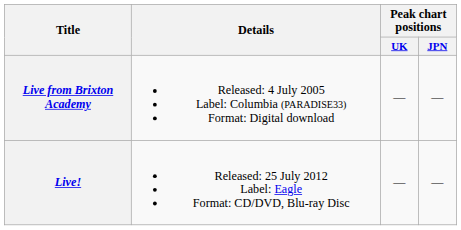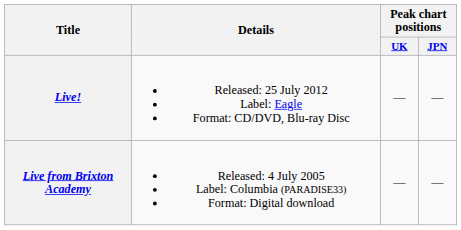rows swapped: (68, 97) <-> (68, 182)
